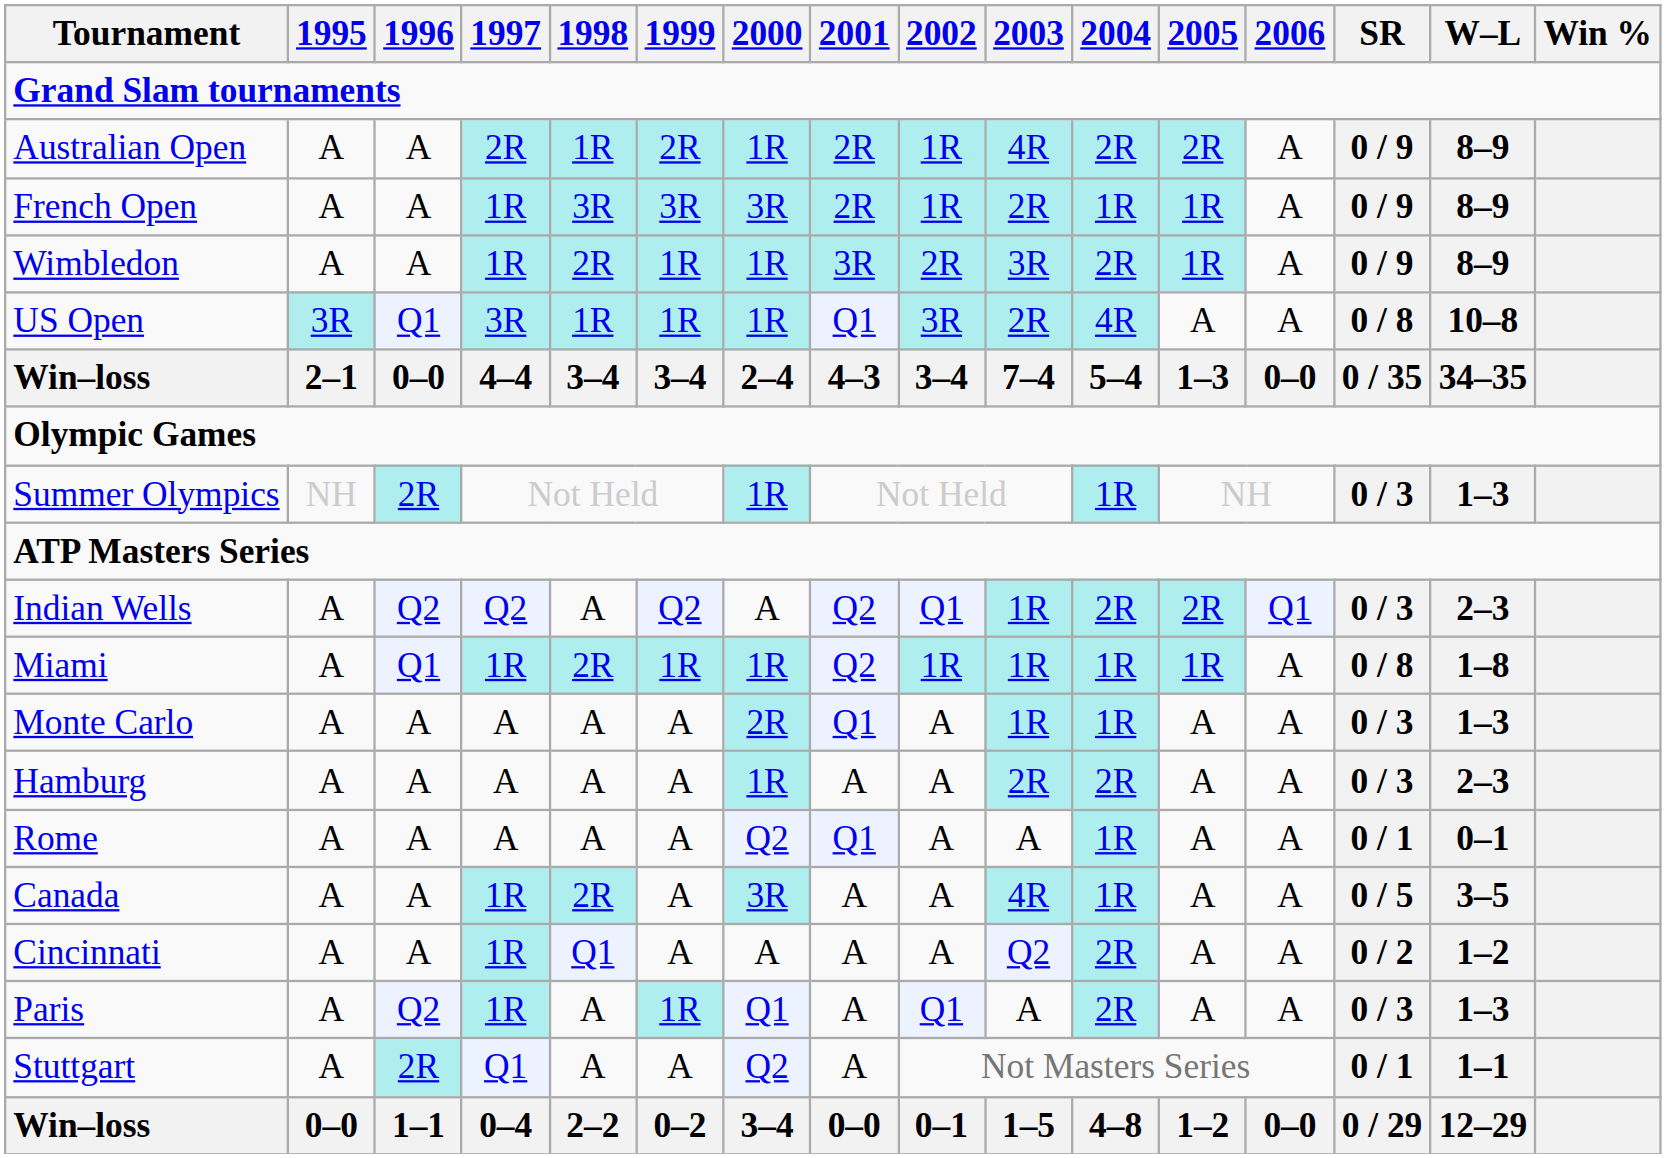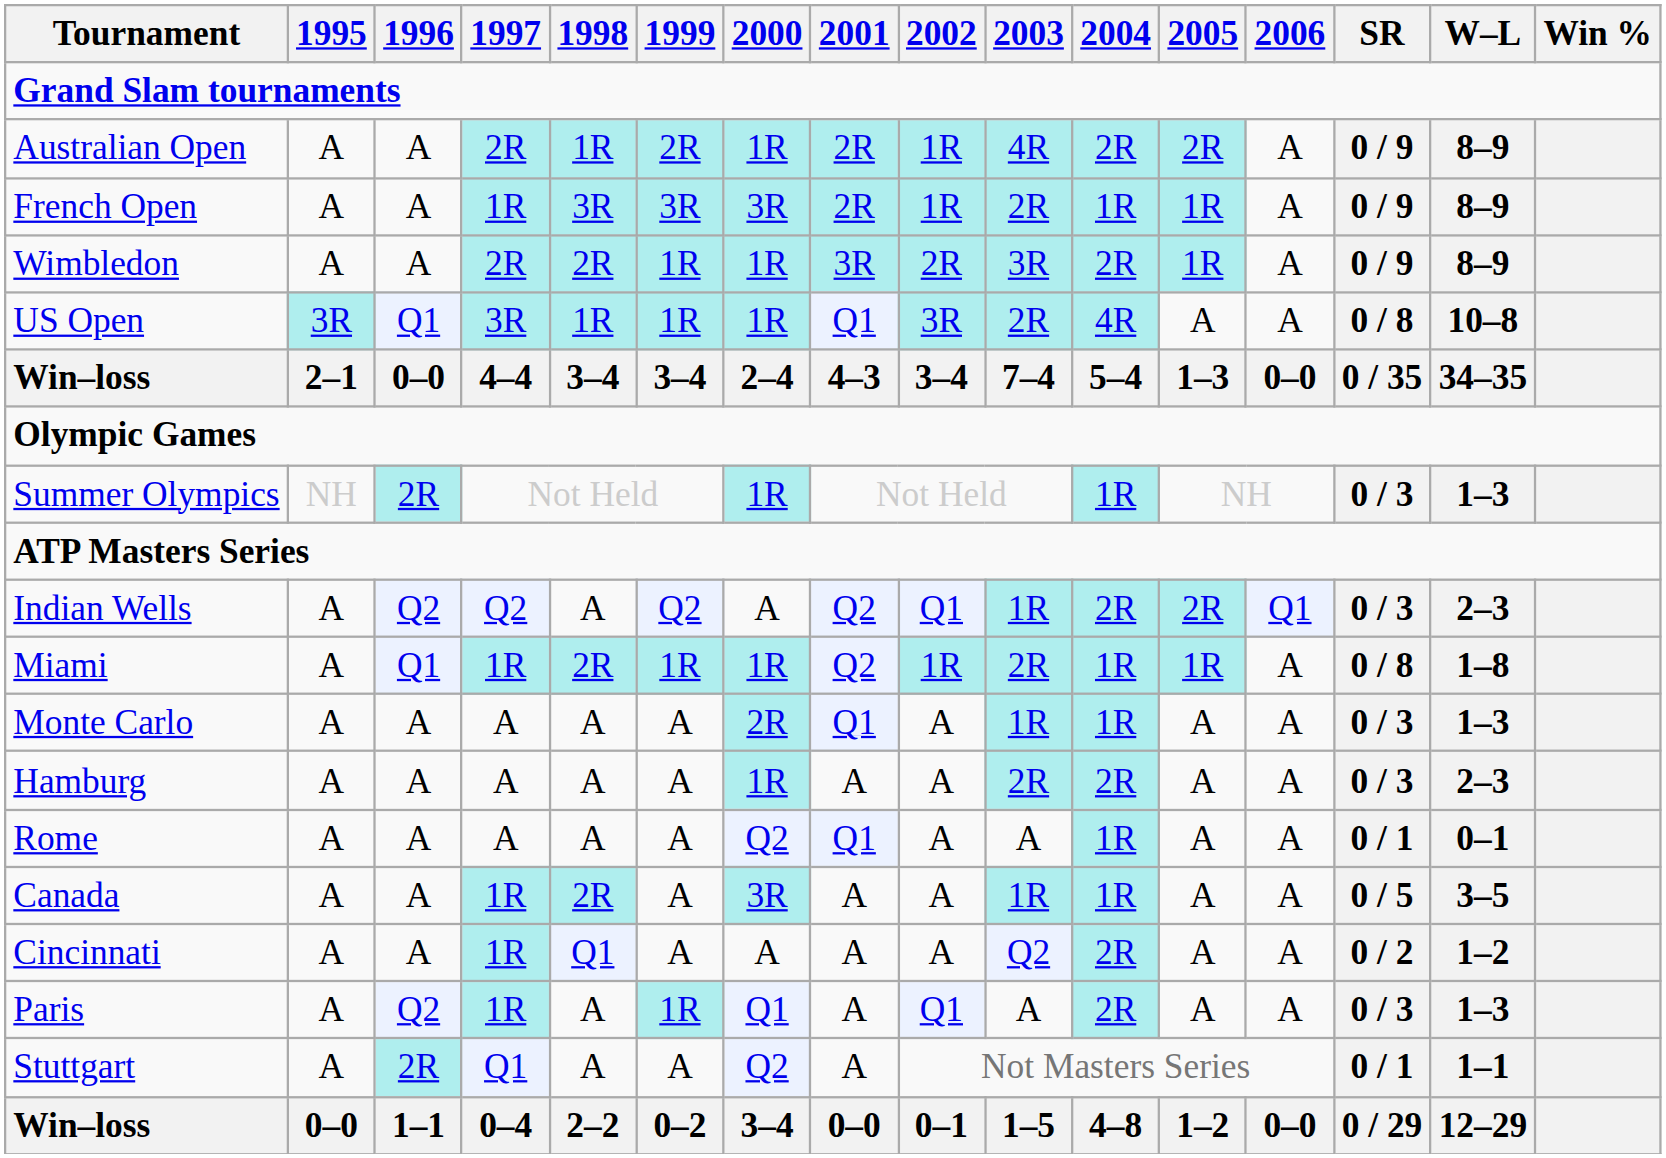(506, 262) 1R -> (506, 262) 2R
(1028, 664) 1R -> (1028, 664) 2R
(1028, 894) 4R -> (1028, 894) 1R
